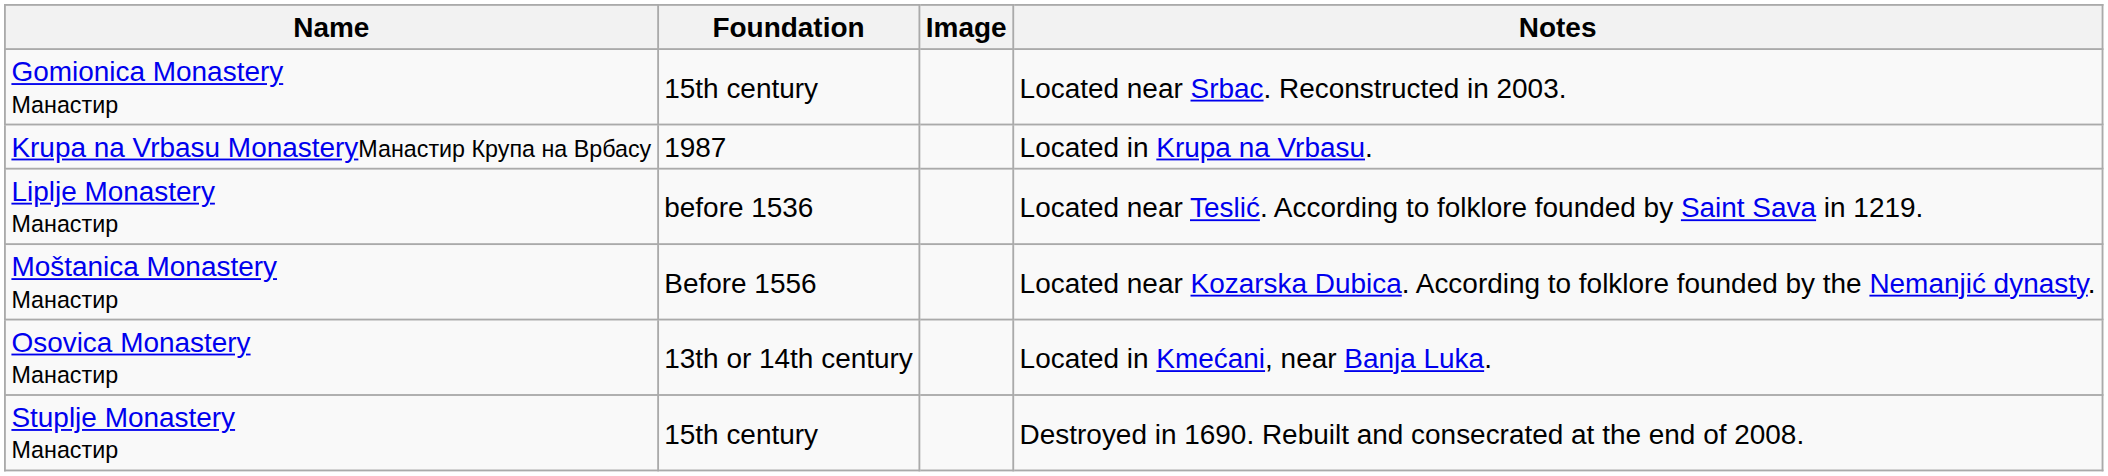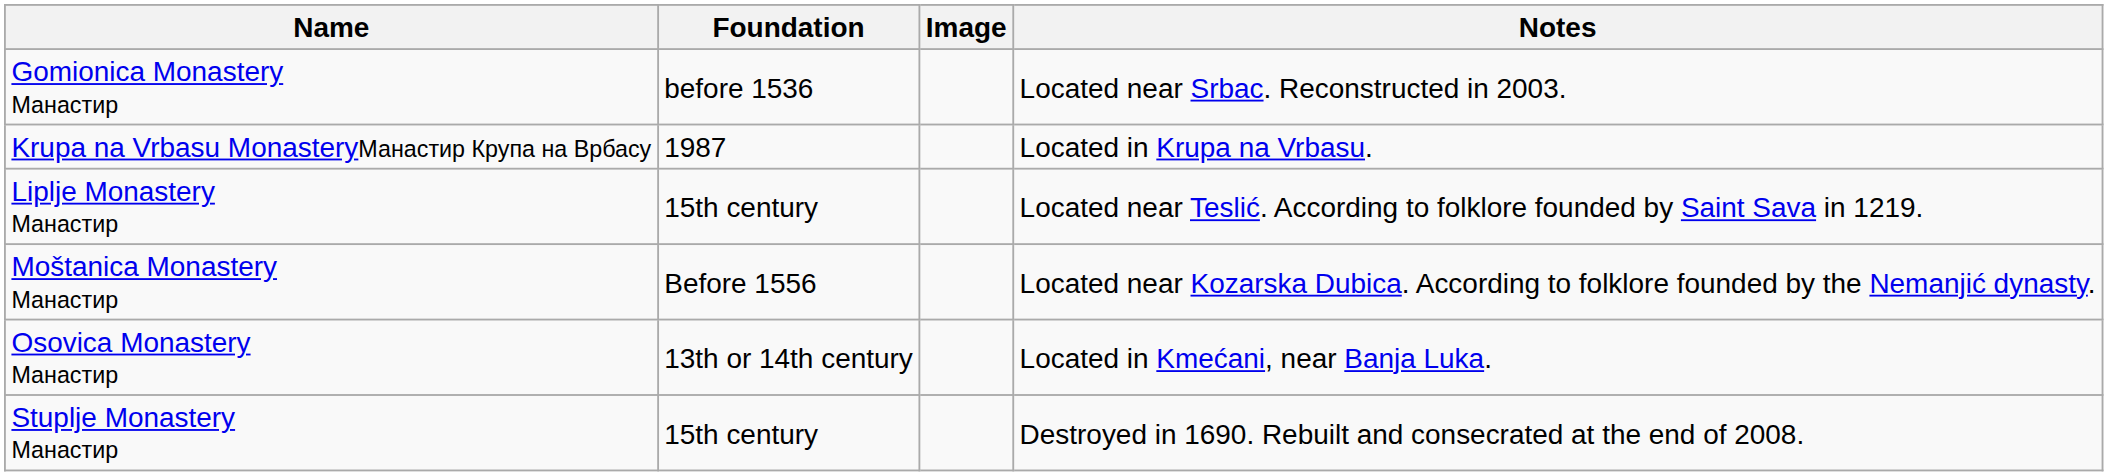(741, 87) 15th century -> (739, 87) before 1536
(739, 207) before 1536 -> (741, 207) 15th century
